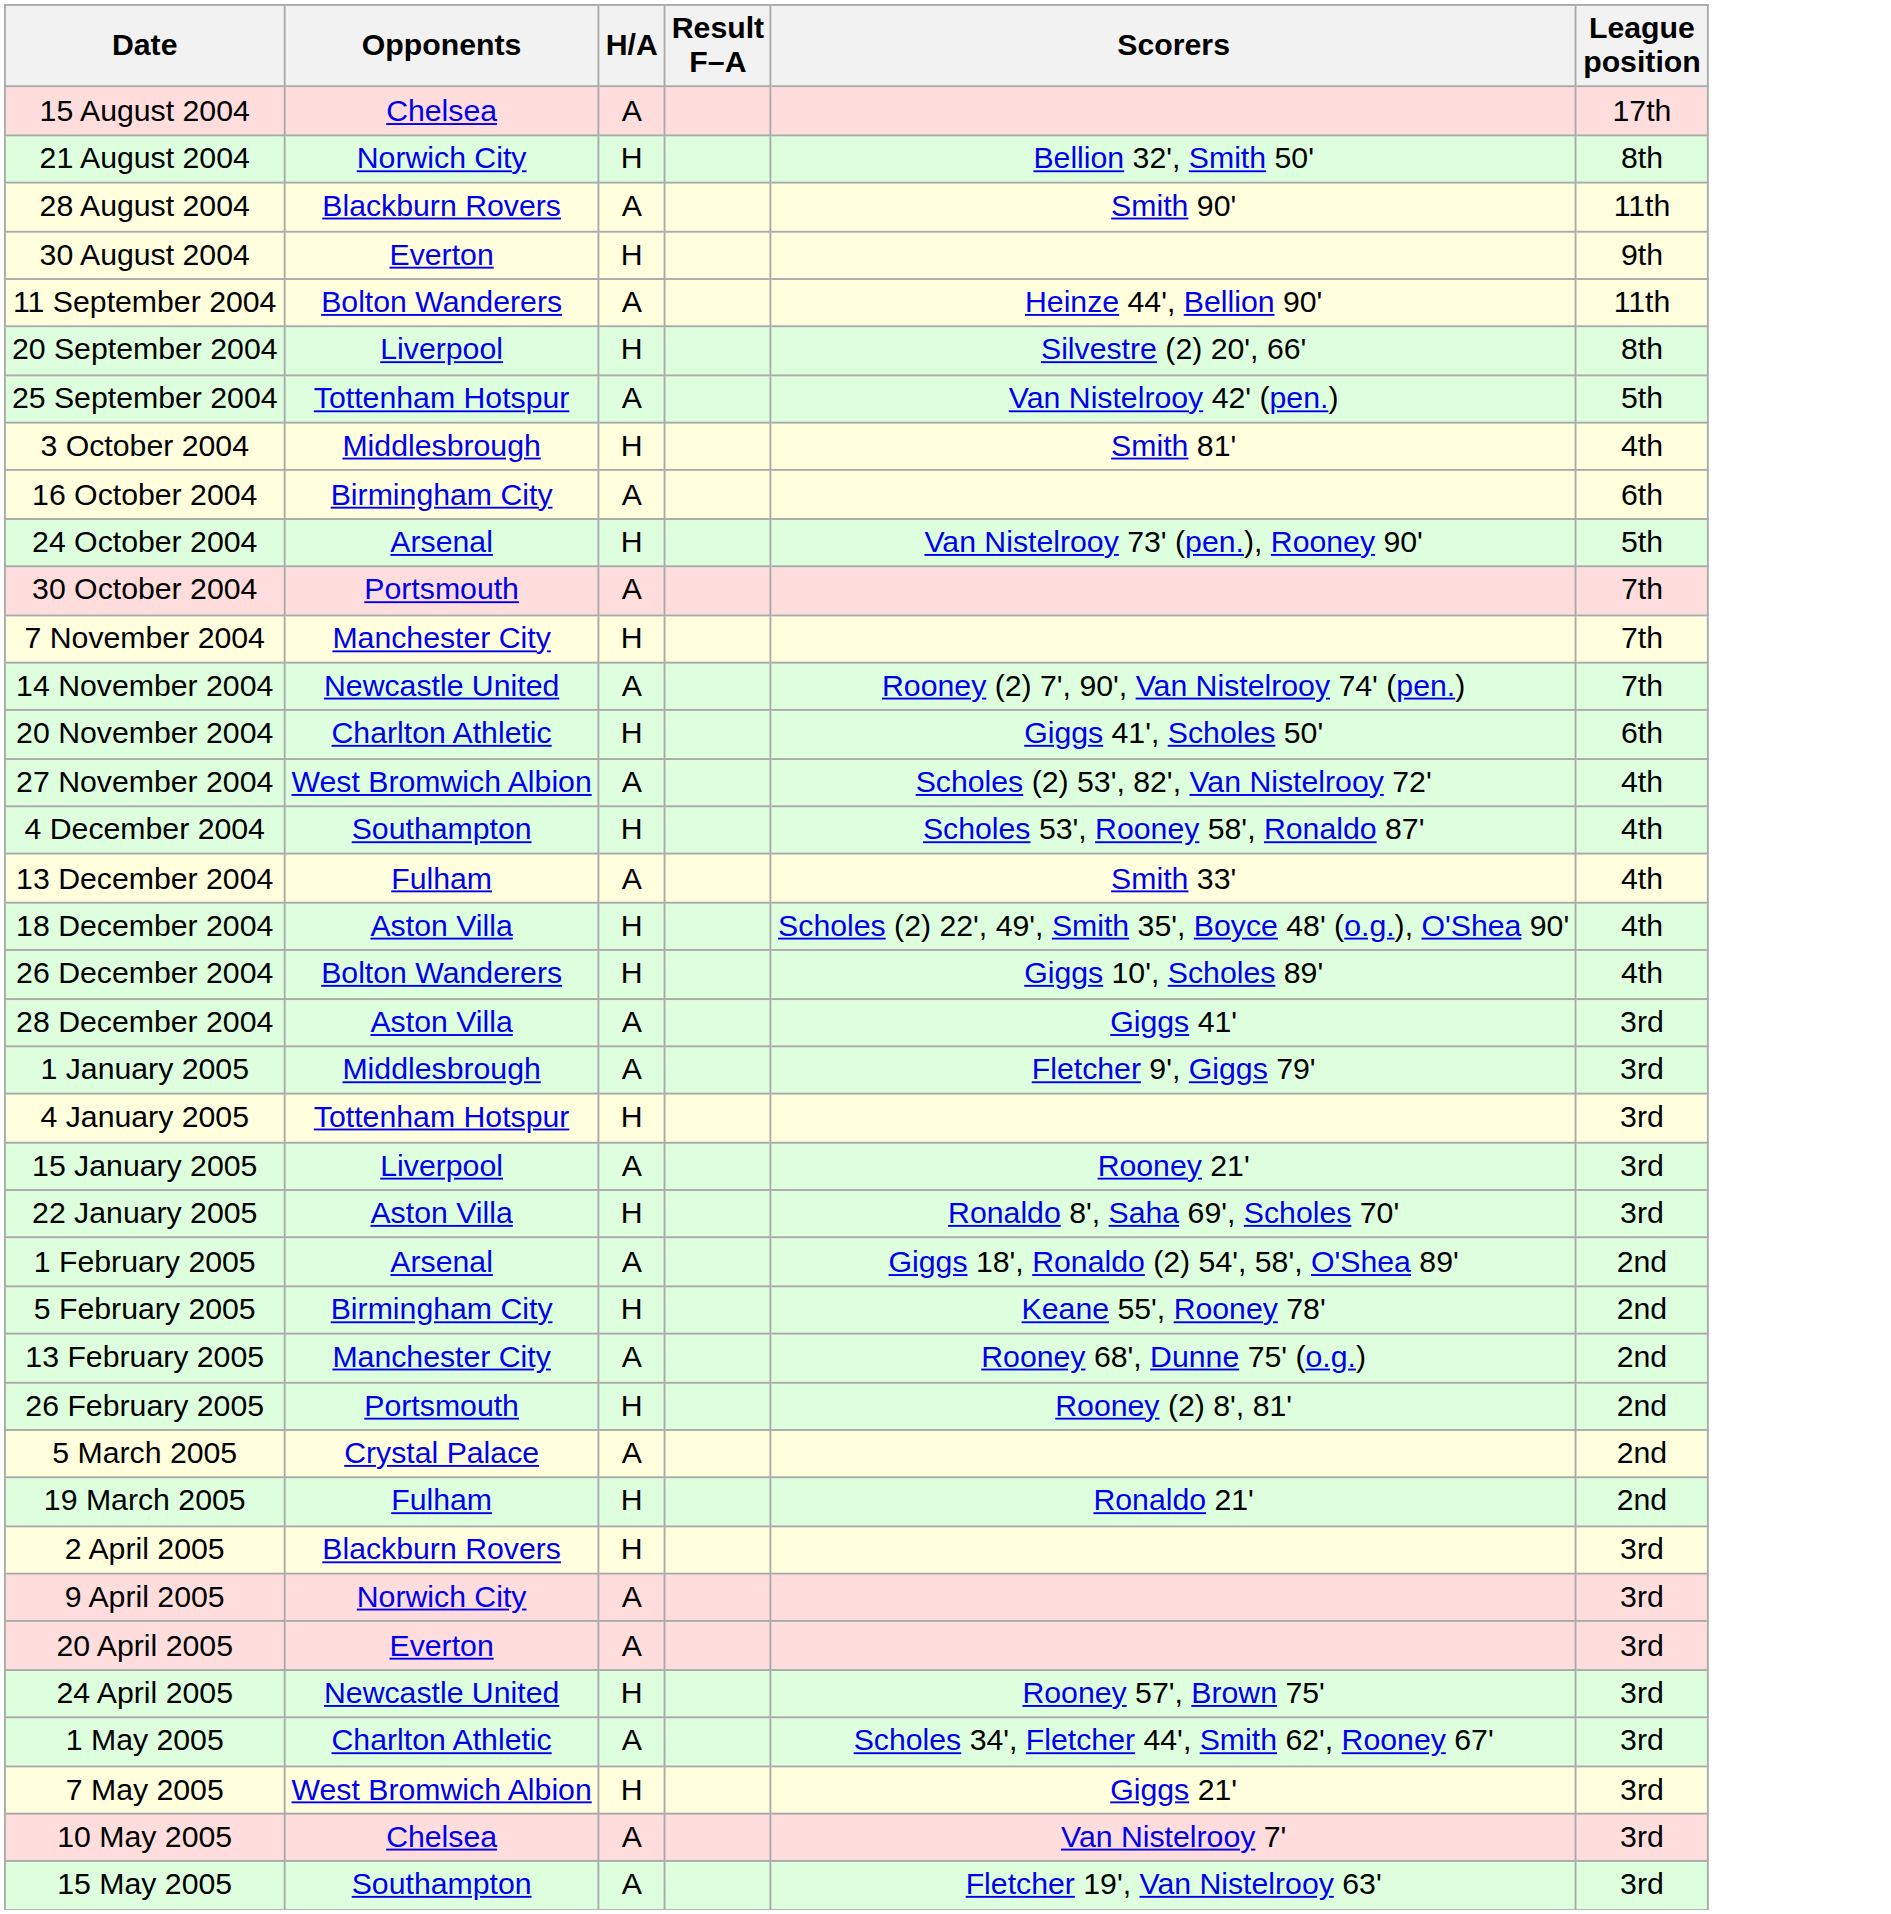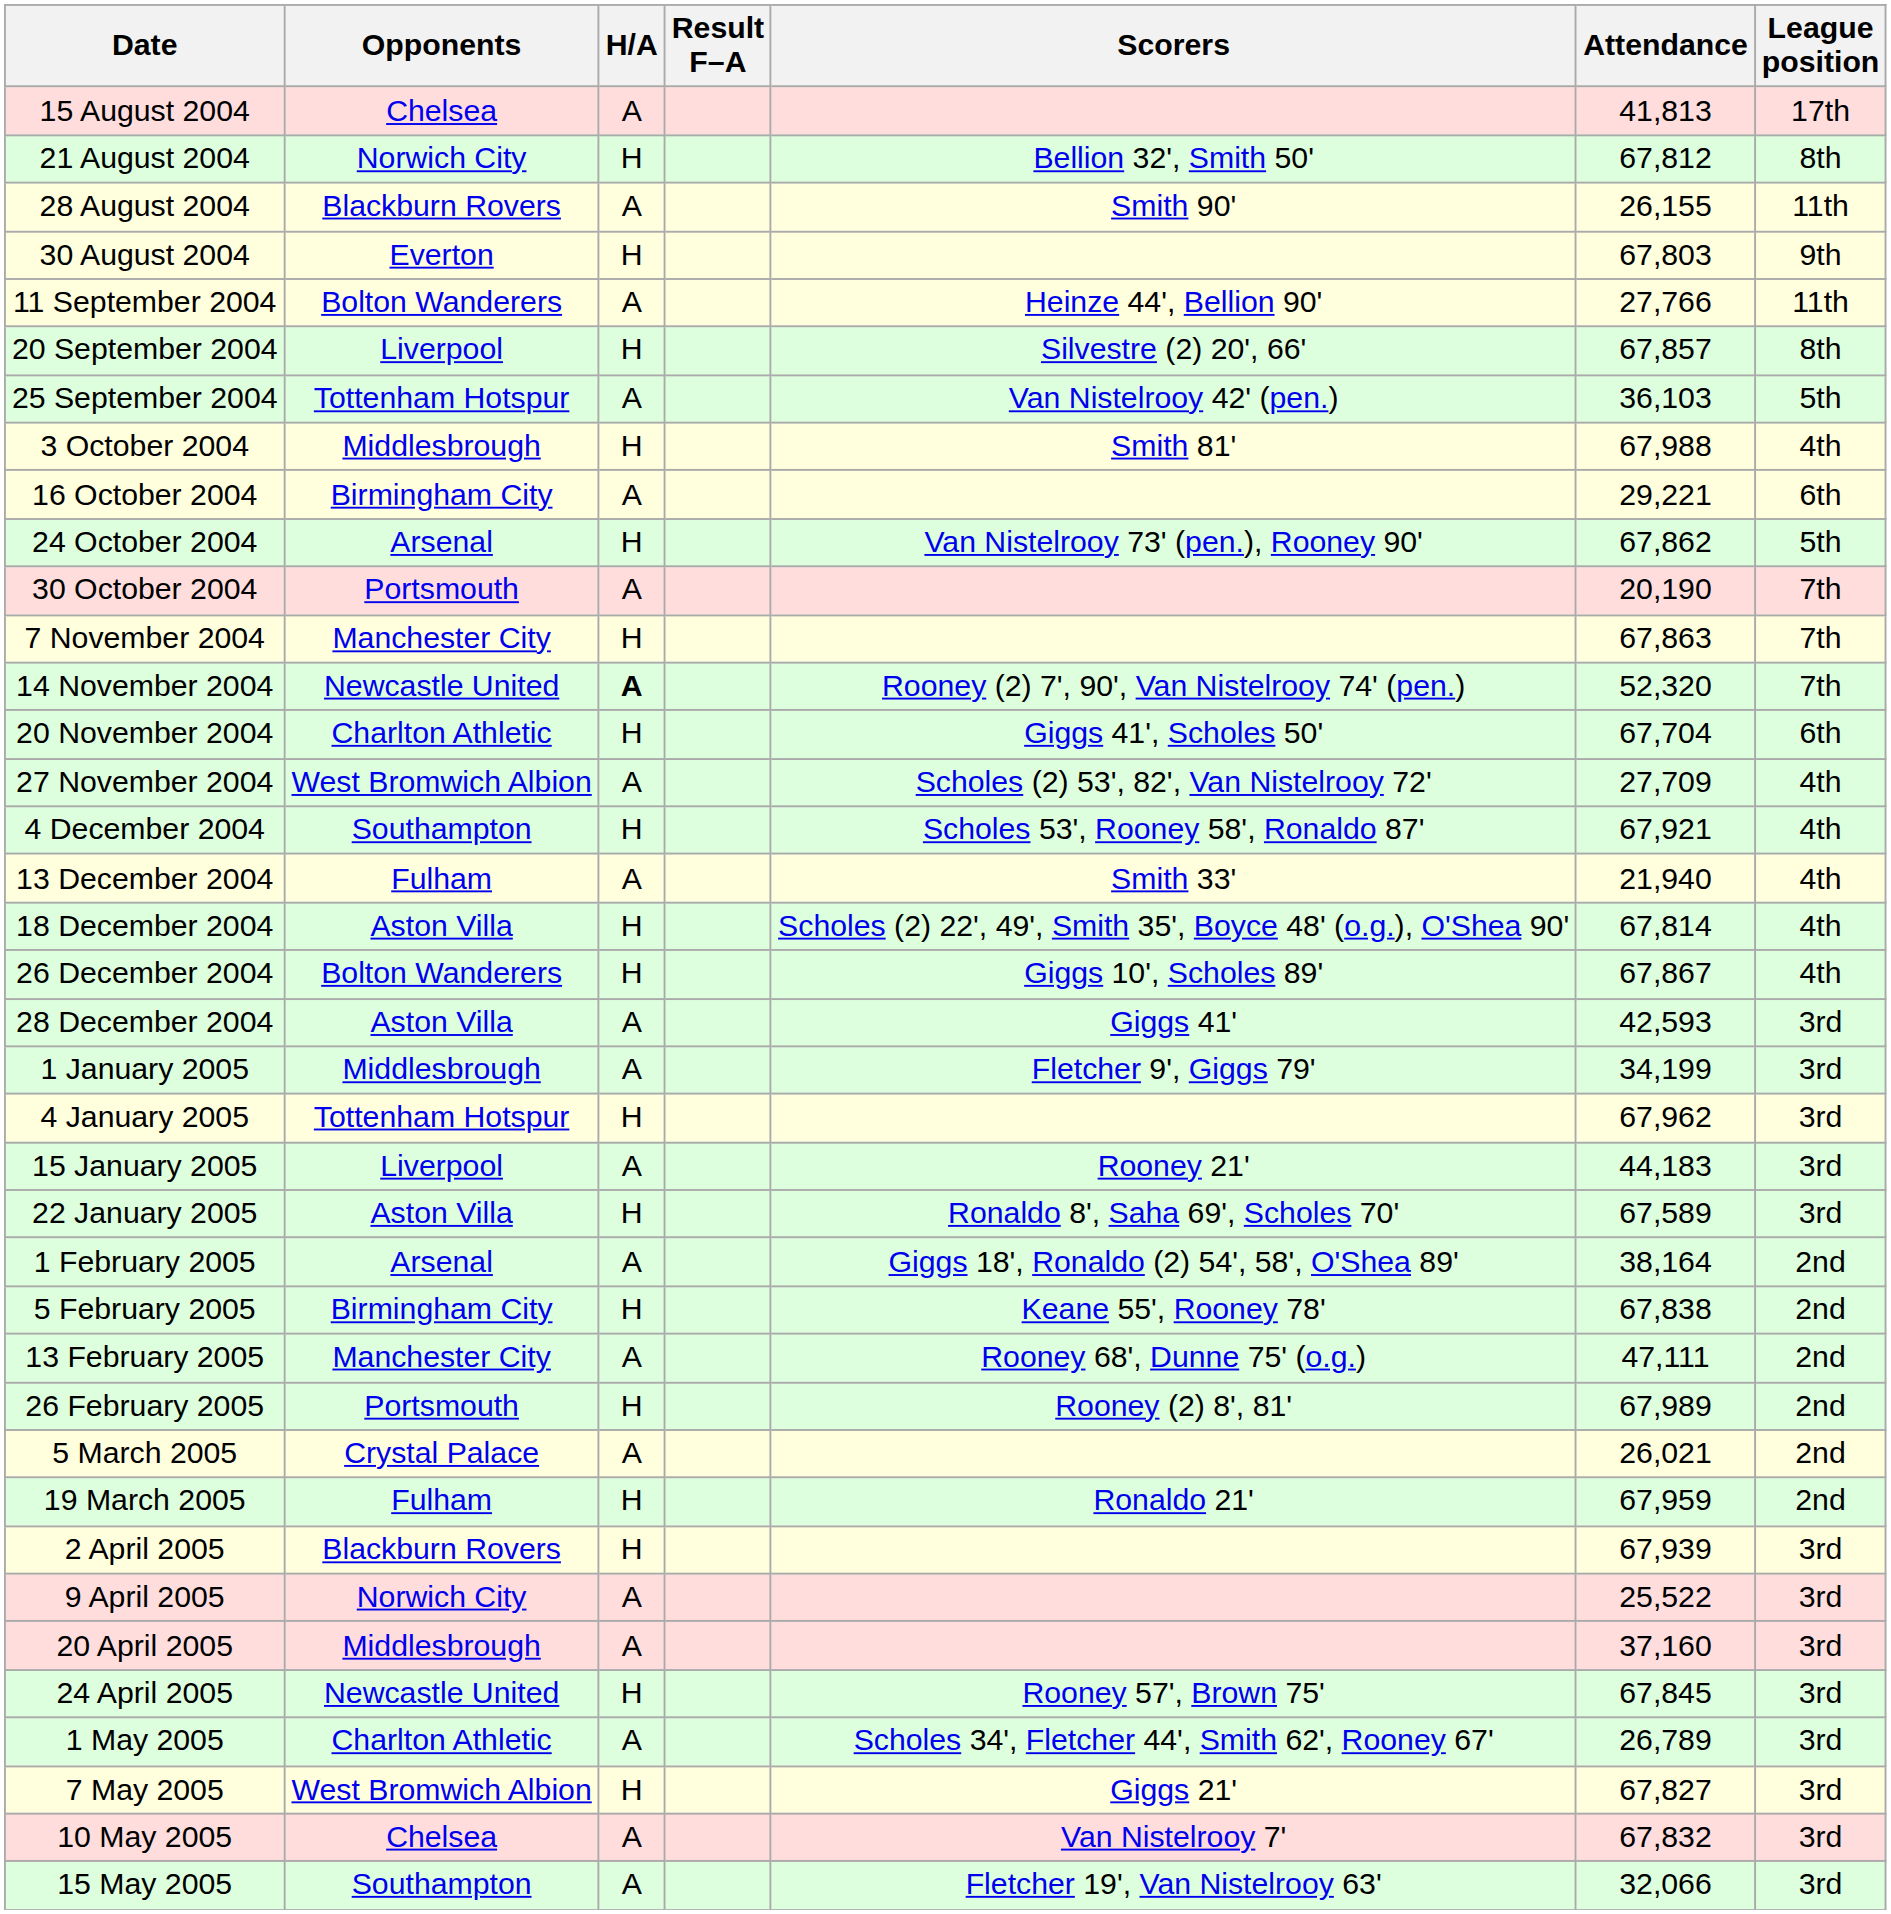+ column: (1665, 45)
(632, 685) normal -> (632, 685) bold
(442, 1645) Everton -> (442, 1645) Middlesbrough
